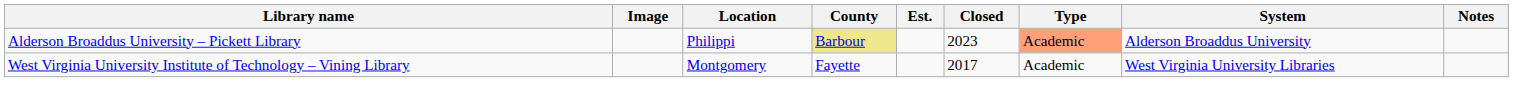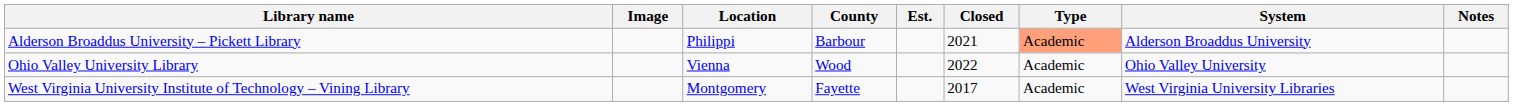(840, 40) khaki background -> (840, 40) no background
(962, 40) 2023 -> (962, 40) 2021
+ row: (103, 64)
